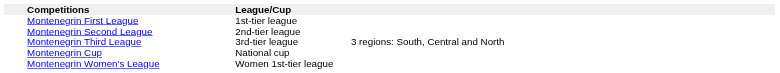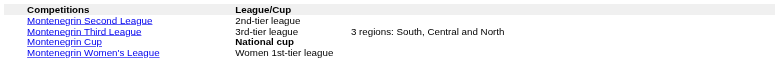- row: (83, 20)
(262, 53) normal -> (265, 42) bold
